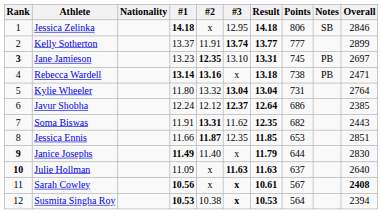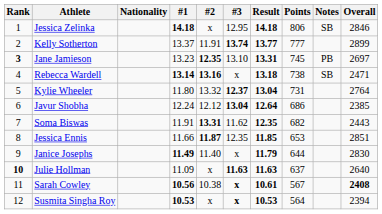(327, 75) PB -> (327, 75) SB
(237, 91) 13.04 -> (237, 91) 12.37
(237, 106) 12.37 -> (237, 106) 13.04
(18, 153) bold -> (18, 153) normal
(210, 185) x -> (210, 185) 10.38
(210, 201) 10.38 -> (210, 201) x
